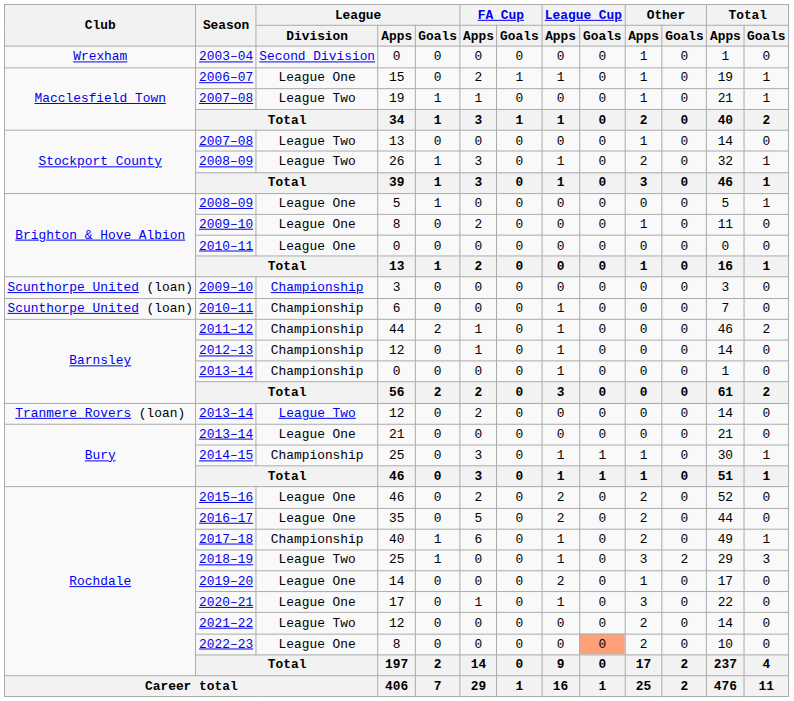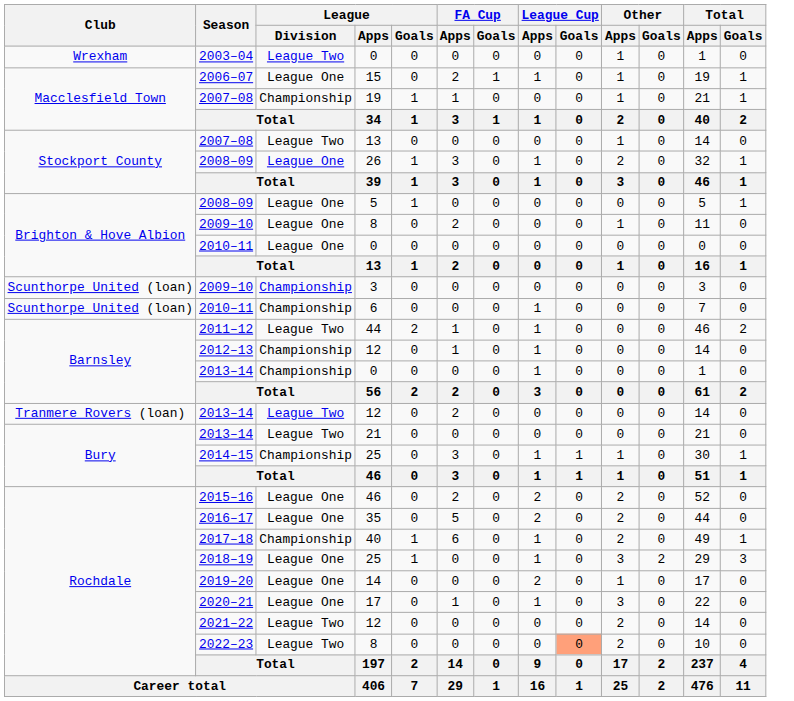(317, 57) Second Division -> (306, 57) League Two
(317, 99) League Two -> (306, 99) Championship
(317, 162) League Two -> (306, 162) League One
(317, 330) Championship -> (306, 330) League Two
(317, 434) League One -> (306, 434) League Two
(317, 560) League Two -> (306, 560) League One
(317, 644) League One -> (306, 644) League Two
